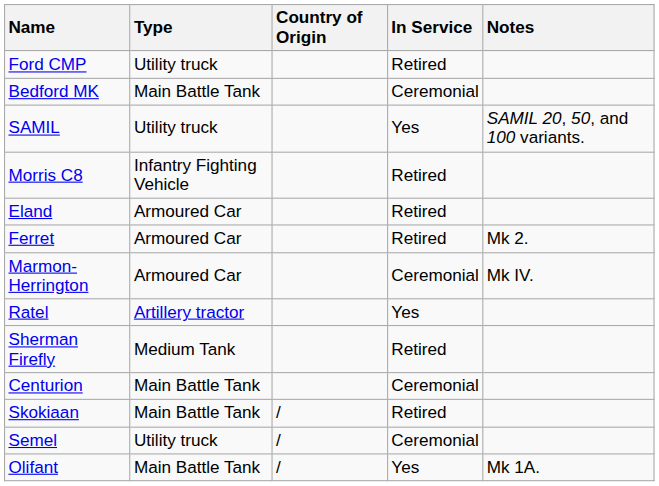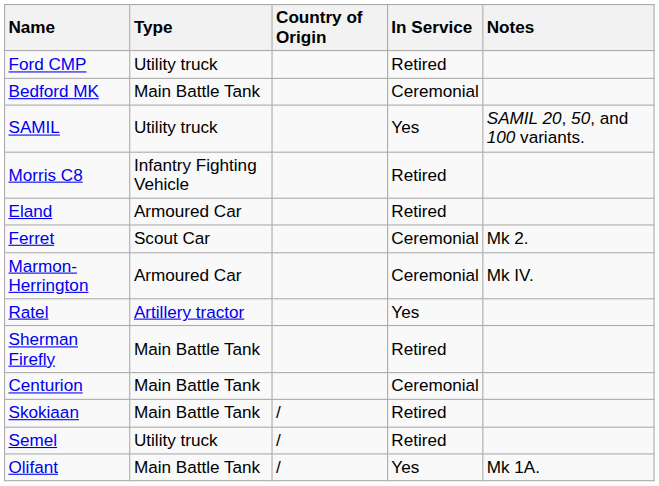(188, 238) Armoured Car -> (172, 238) Scout Car
(419, 238) Retired -> (435, 238) Ceremonial
(185, 349) Medium Tank -> (197, 349) Main Battle Tank
(435, 440) Ceremonial -> (419, 440) Retired
